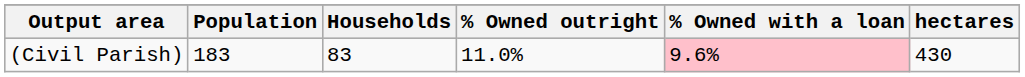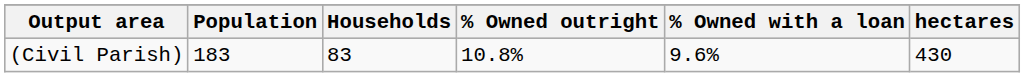(492, 55) 11.0% -> (492, 55) 10.8%
(694, 55) pink background -> (694, 55) no background
